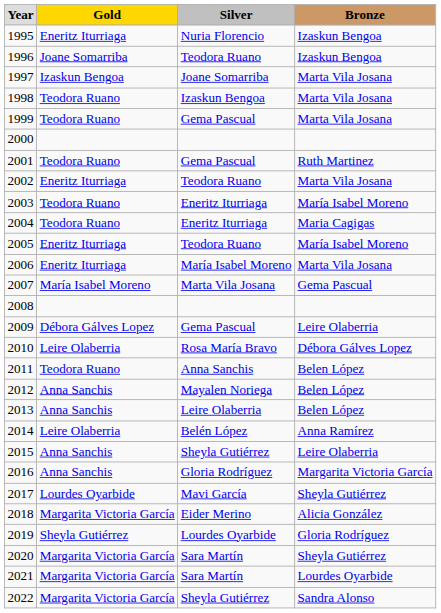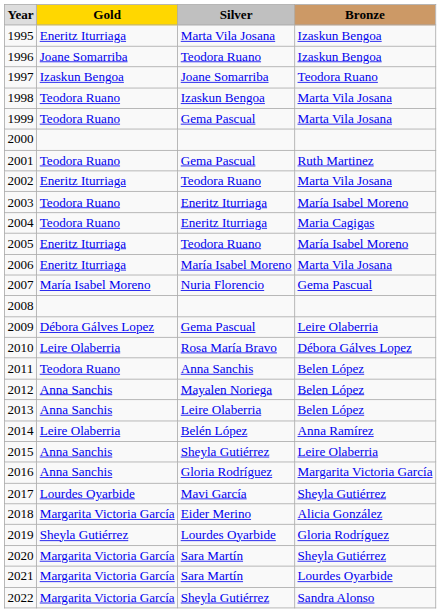(222, 35) Nuria Florencio -> (228, 35) Marta Vila Josana
(345, 77) Marta Vila Josana -> (338, 77) Teodora Ruano
(228, 285) Marta Vila Josana -> (222, 285) Nuria Florencio
